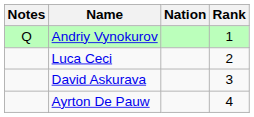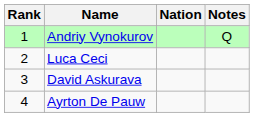columns swapped: (229, 15) <-> (26, 15)
